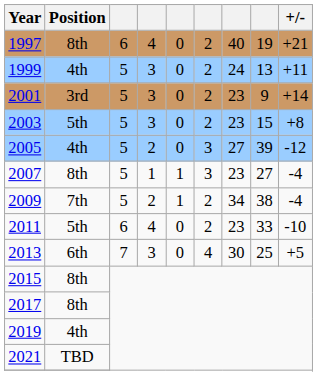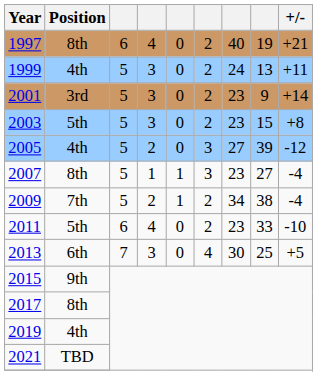(77, 278) 8th -> (77, 278) 9th
